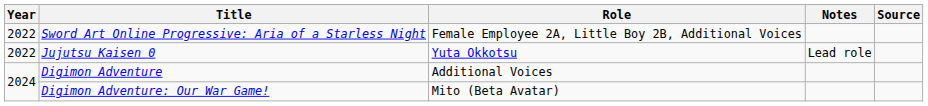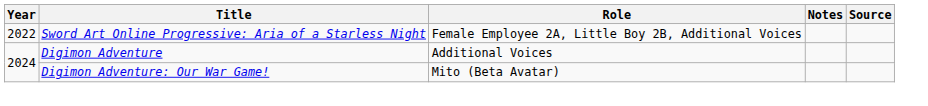- row: (98, 53)
